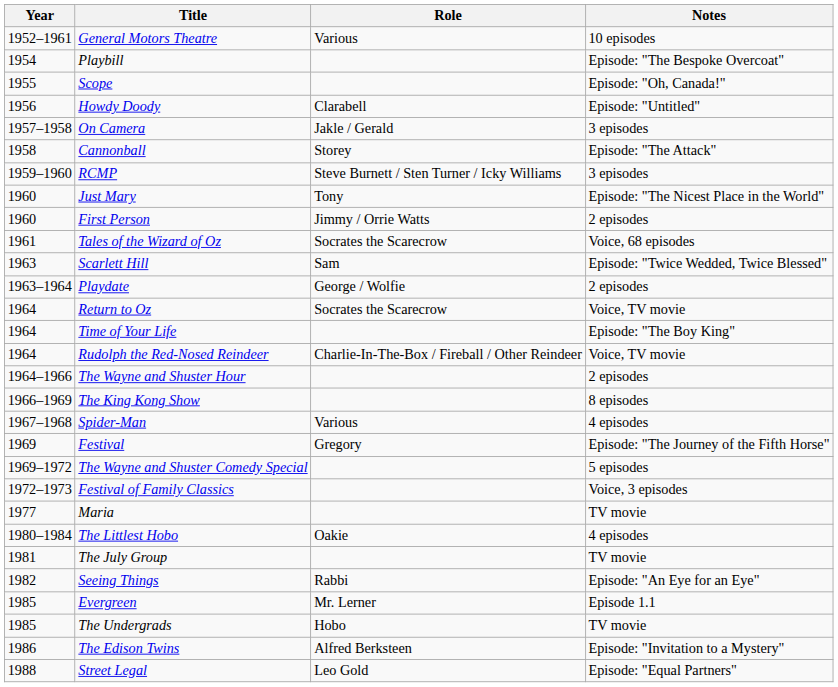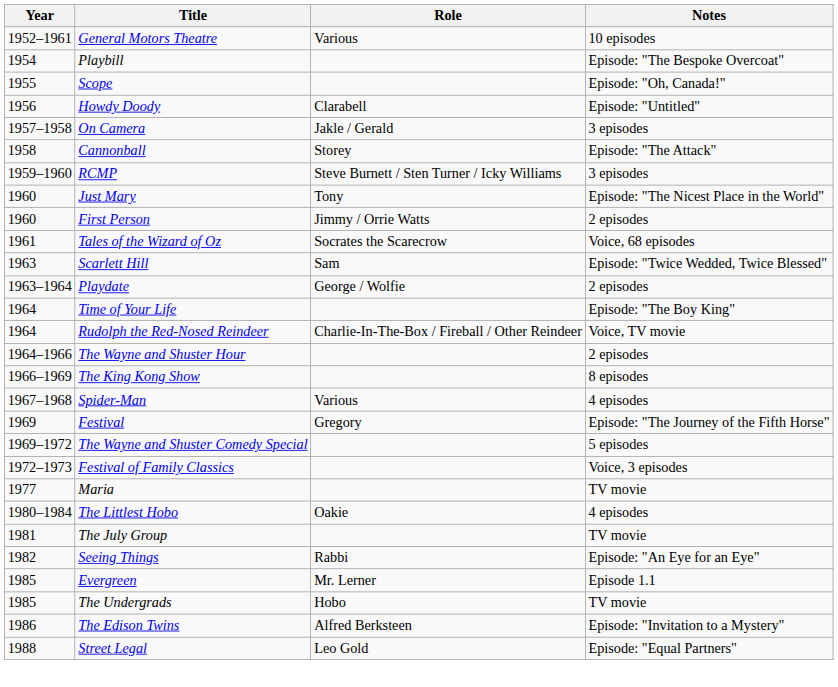- row: (115, 309)
